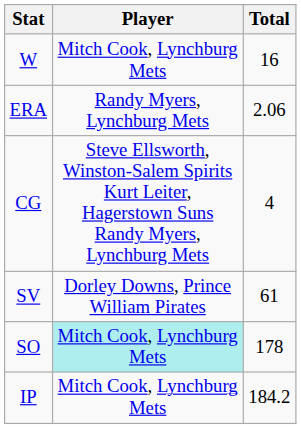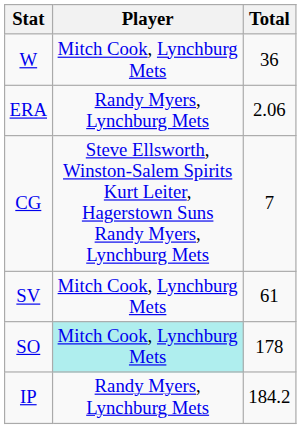(269, 59) 16 -> (269, 59) 36
(269, 203) 4 -> (269, 203) 7
(148, 296) Dorley Downs, Prince William Pirates -> (148, 296) Mitch Cook, Lynchburg Mets
(148, 397) Mitch Cook, Lynchburg Mets -> (148, 397) Randy Myers, Lynchburg Mets
